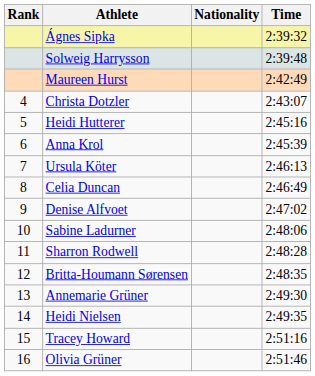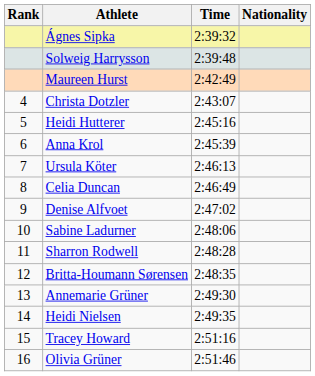columns swapped: (227, 15) <-> (286, 15)
